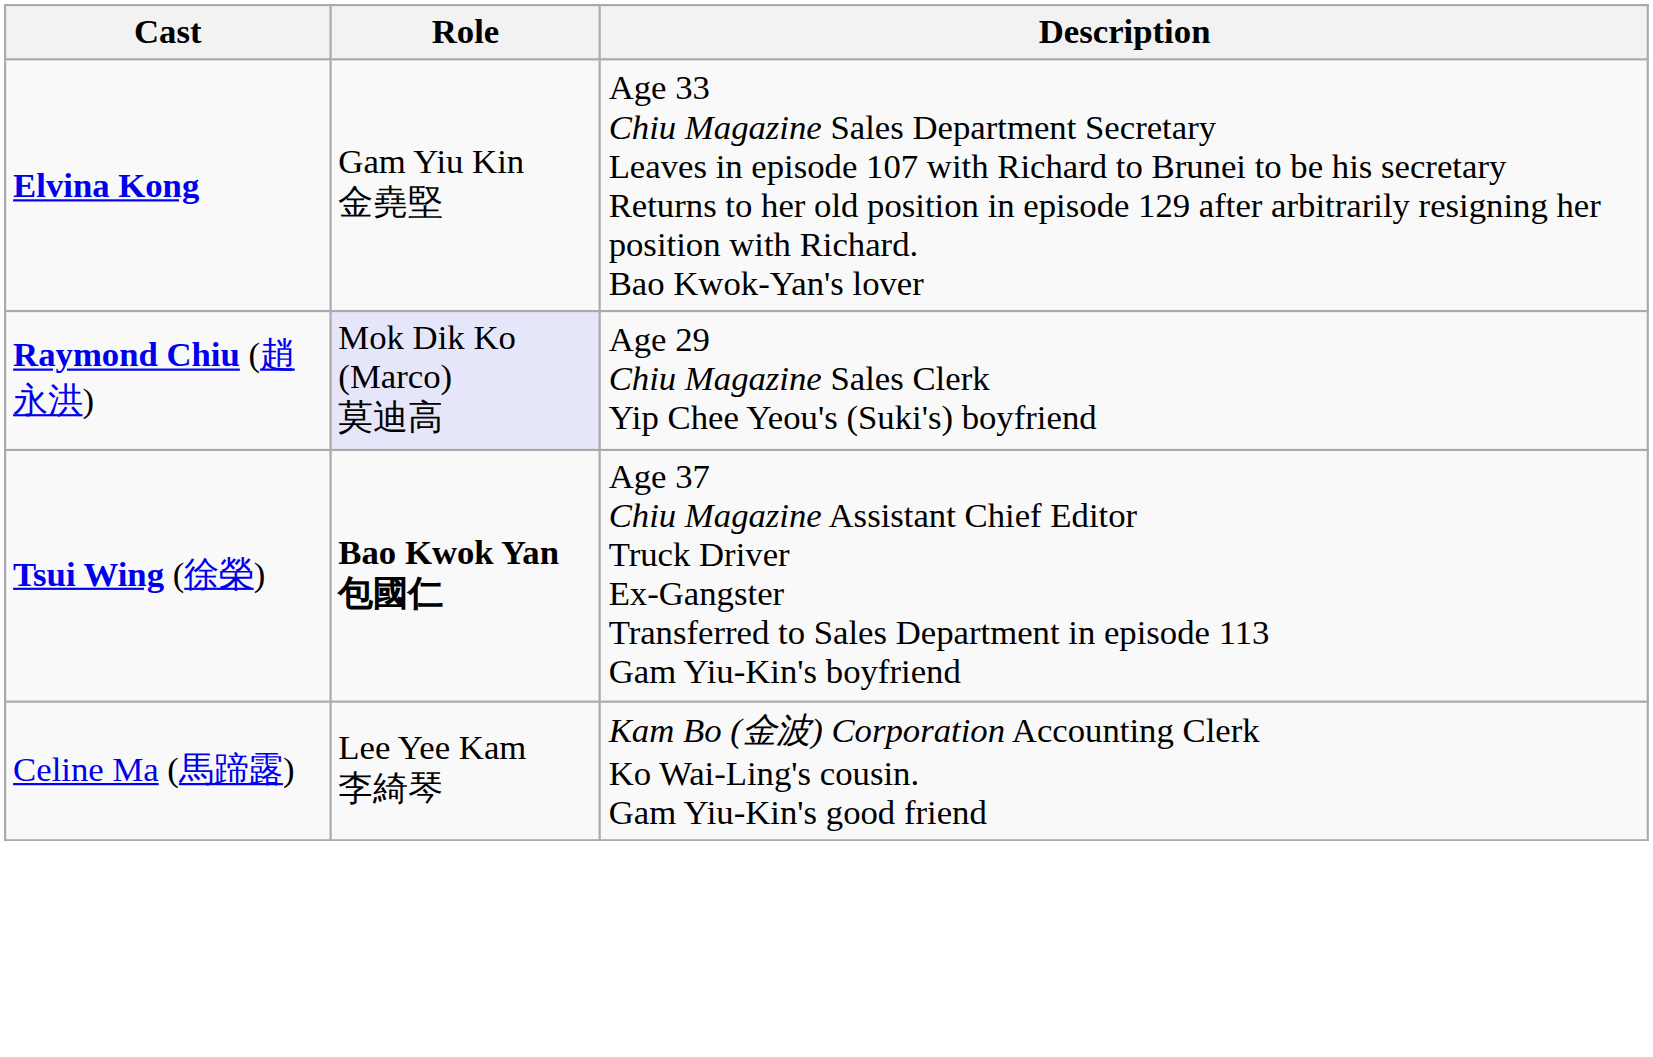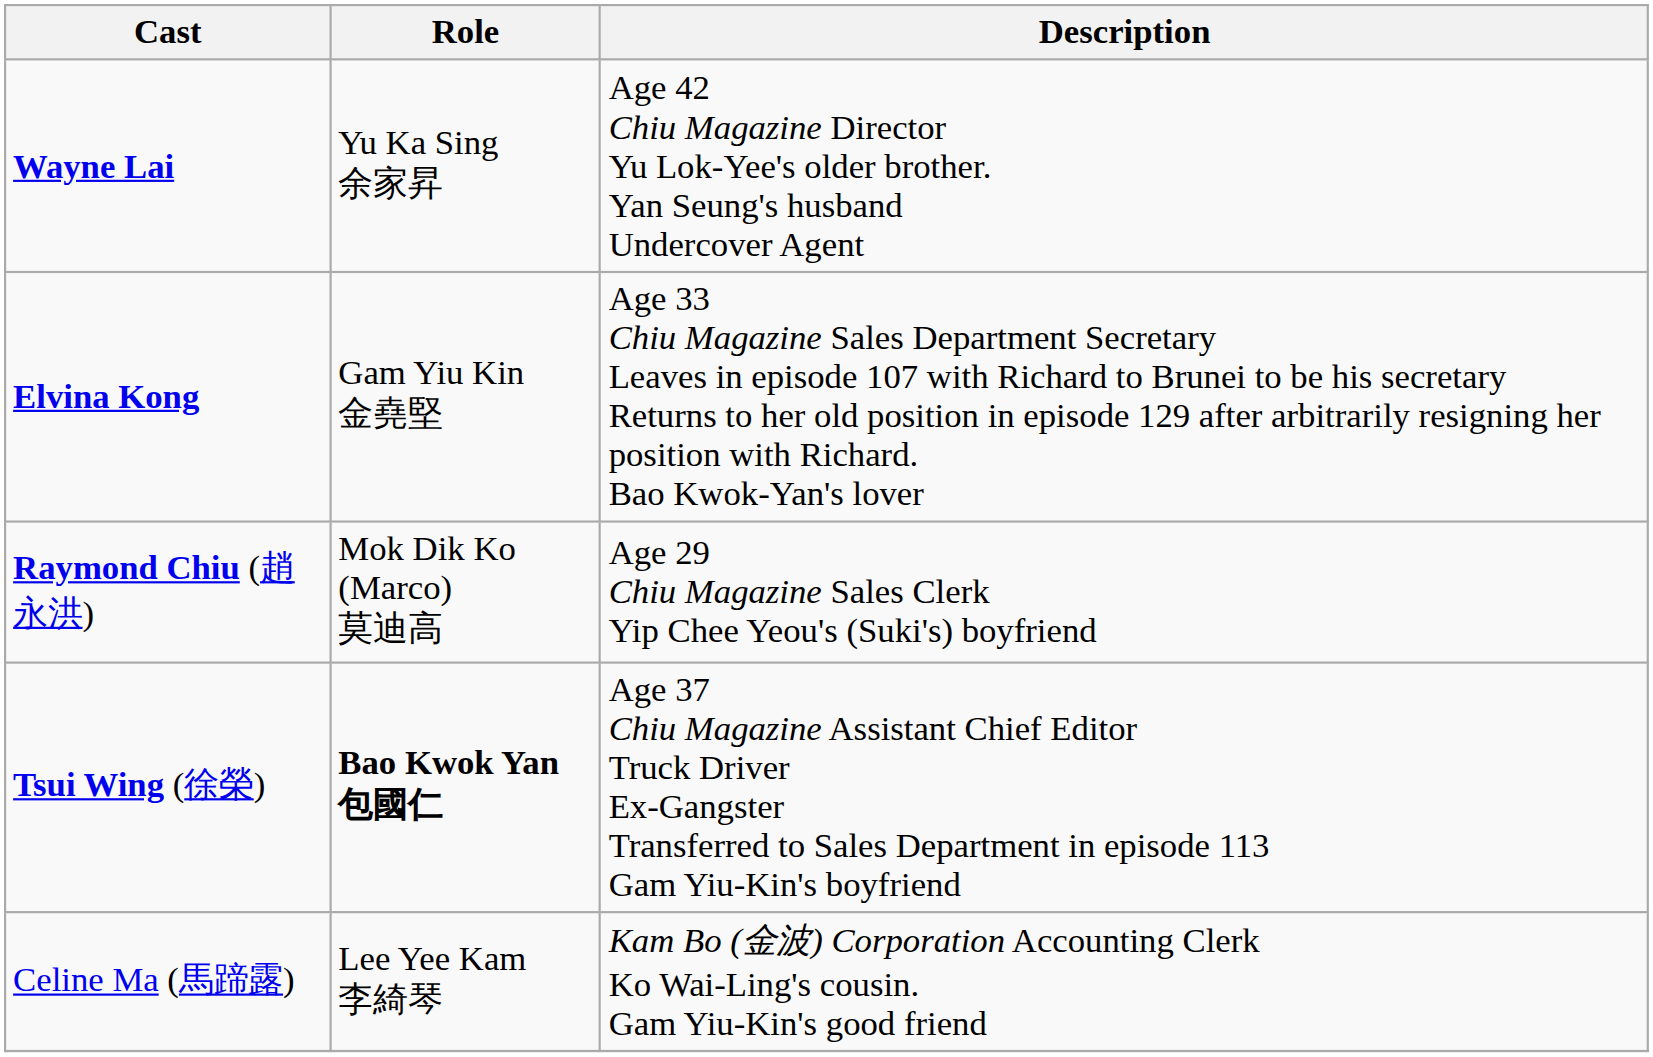+ row: (94, 165)
(427, 377) lavender background -> (427, 588) no background
